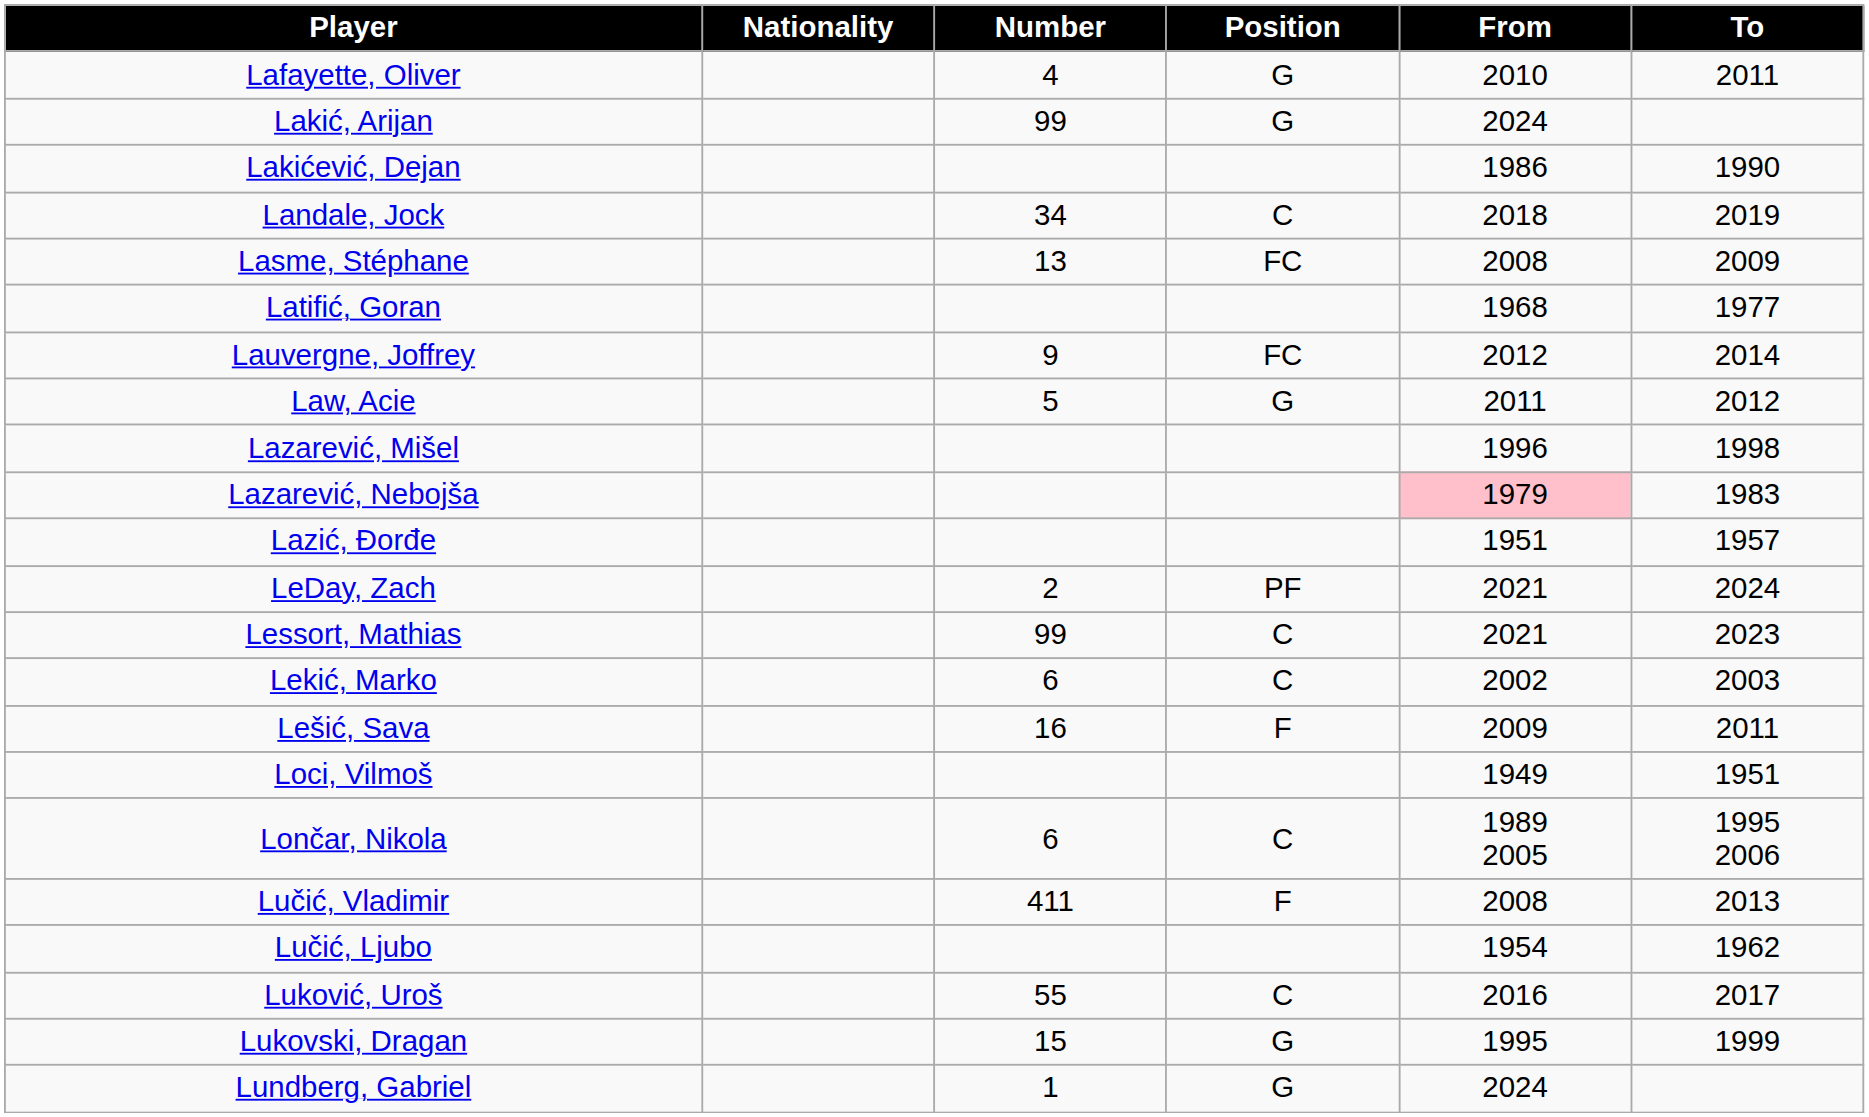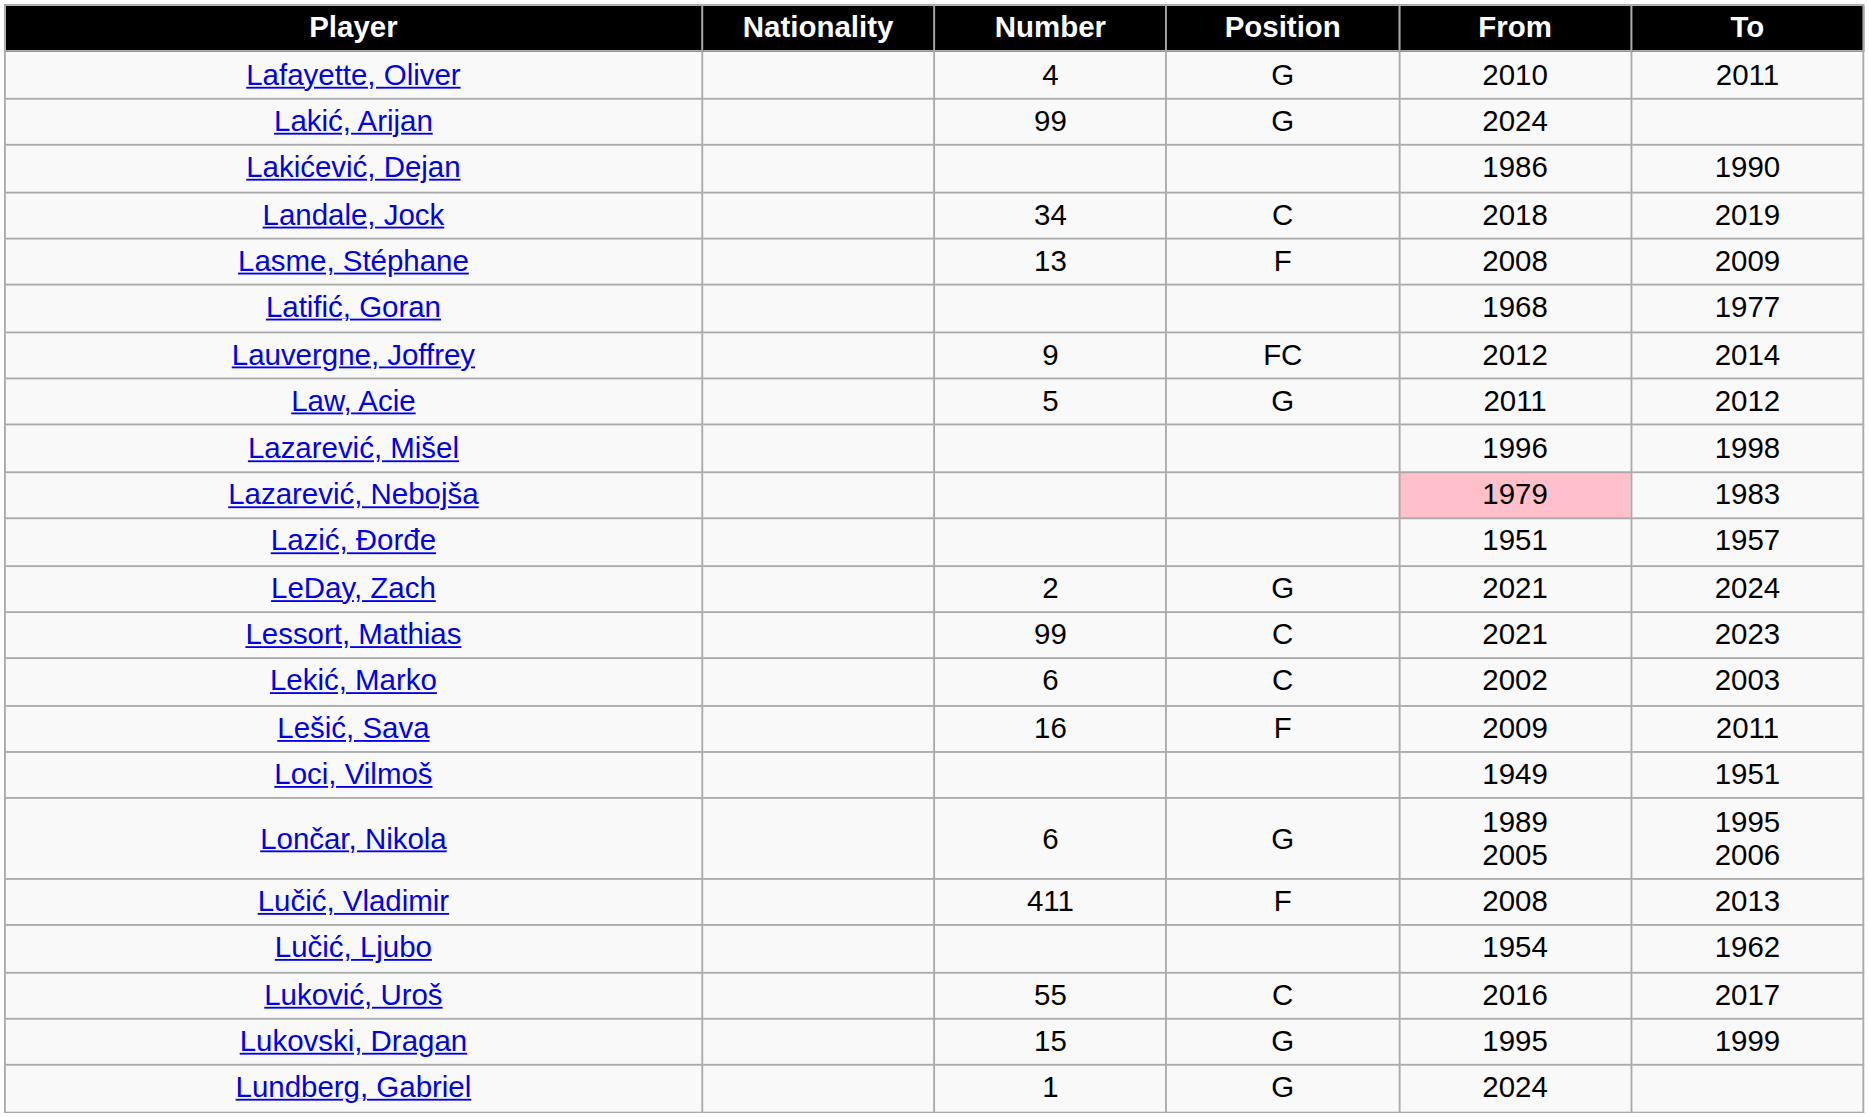(1283, 261) FC -> (1283, 261) F
(1283, 588) PF -> (1283, 588) G
(1283, 838) C -> (1283, 838) G
